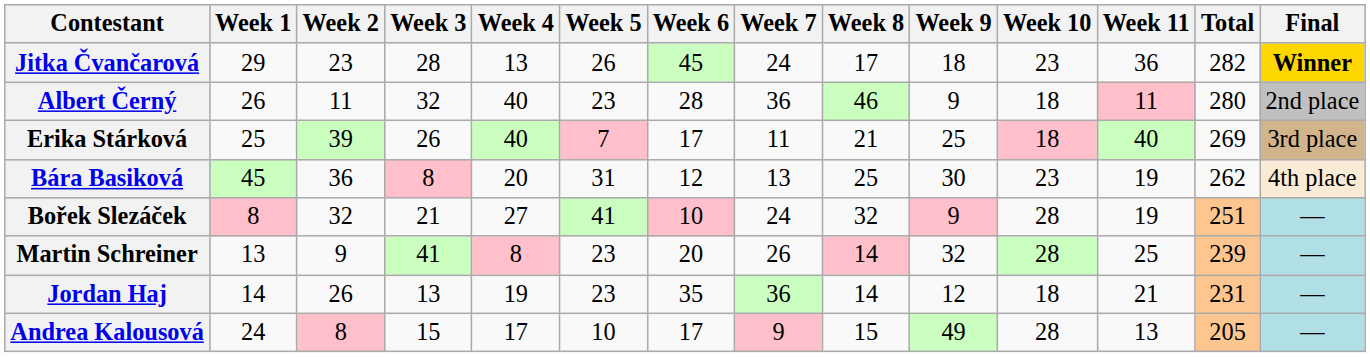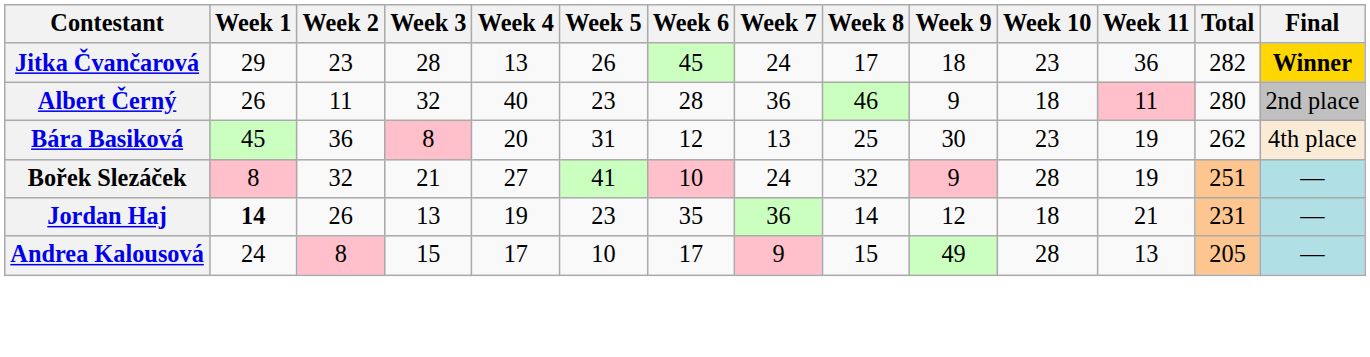- row: (107, 139)
- row: (107, 255)
(253, 293) normal -> (253, 216) bold
